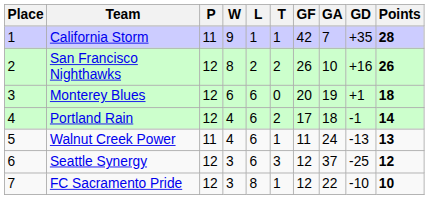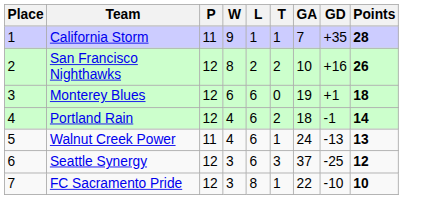- column: (306, 15)
